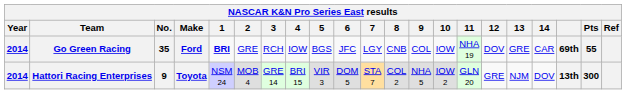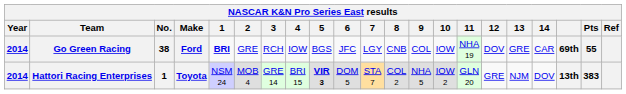(164, 49) 35 -> (164, 49) 38
(164, 76) 9 -> (164, 76) 1
(322, 75) normal -> (322, 76) bold
(591, 76) 300 -> (591, 76) 383
